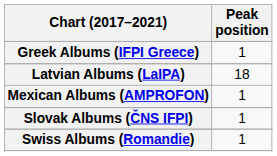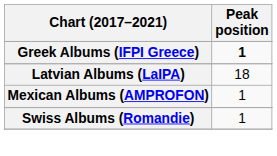(242, 52) normal -> (242, 52) bold
- row: (108, 118)
